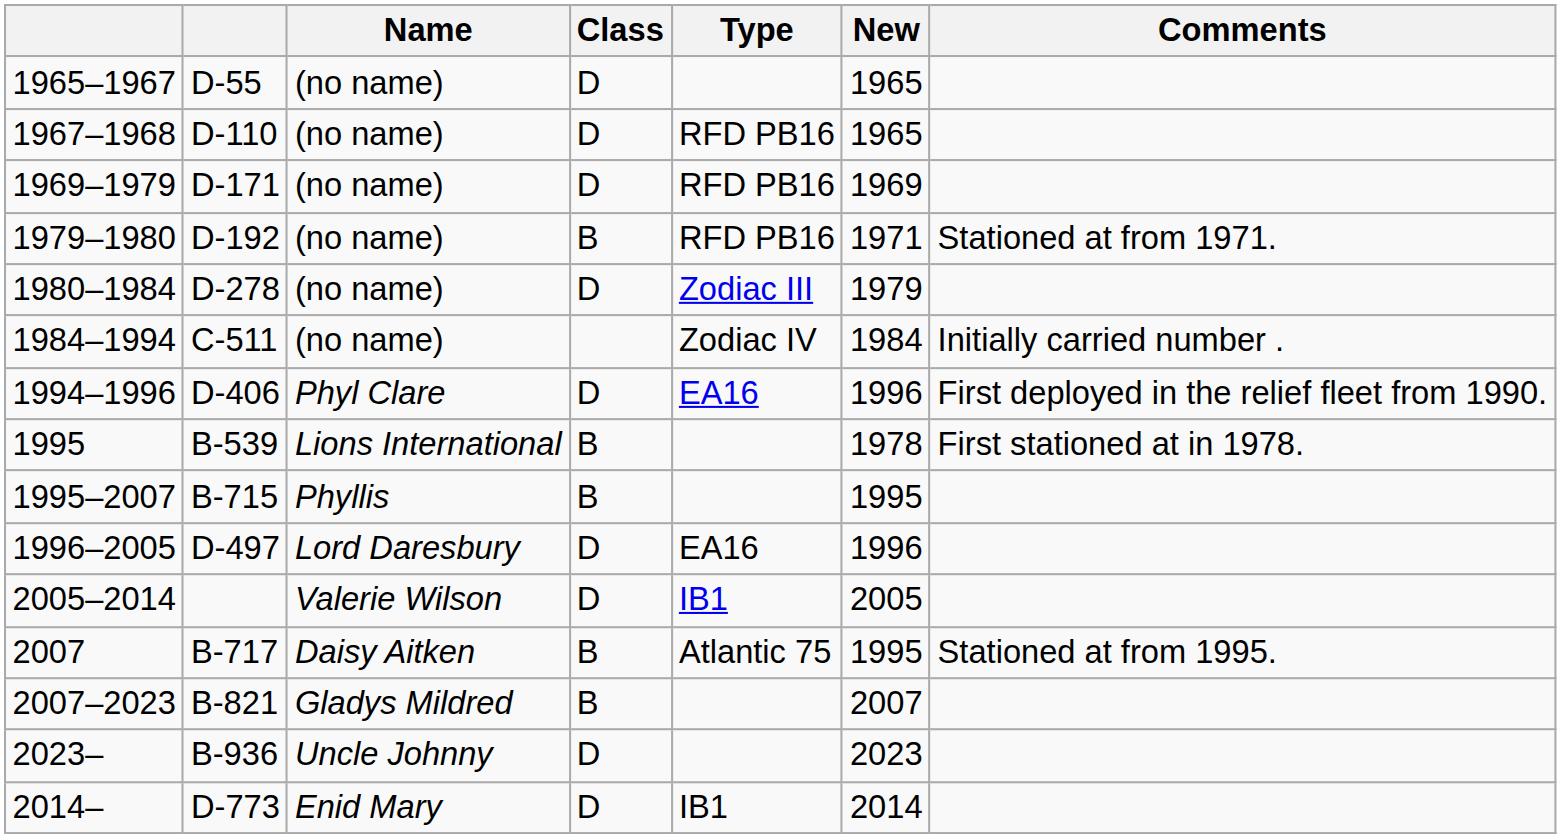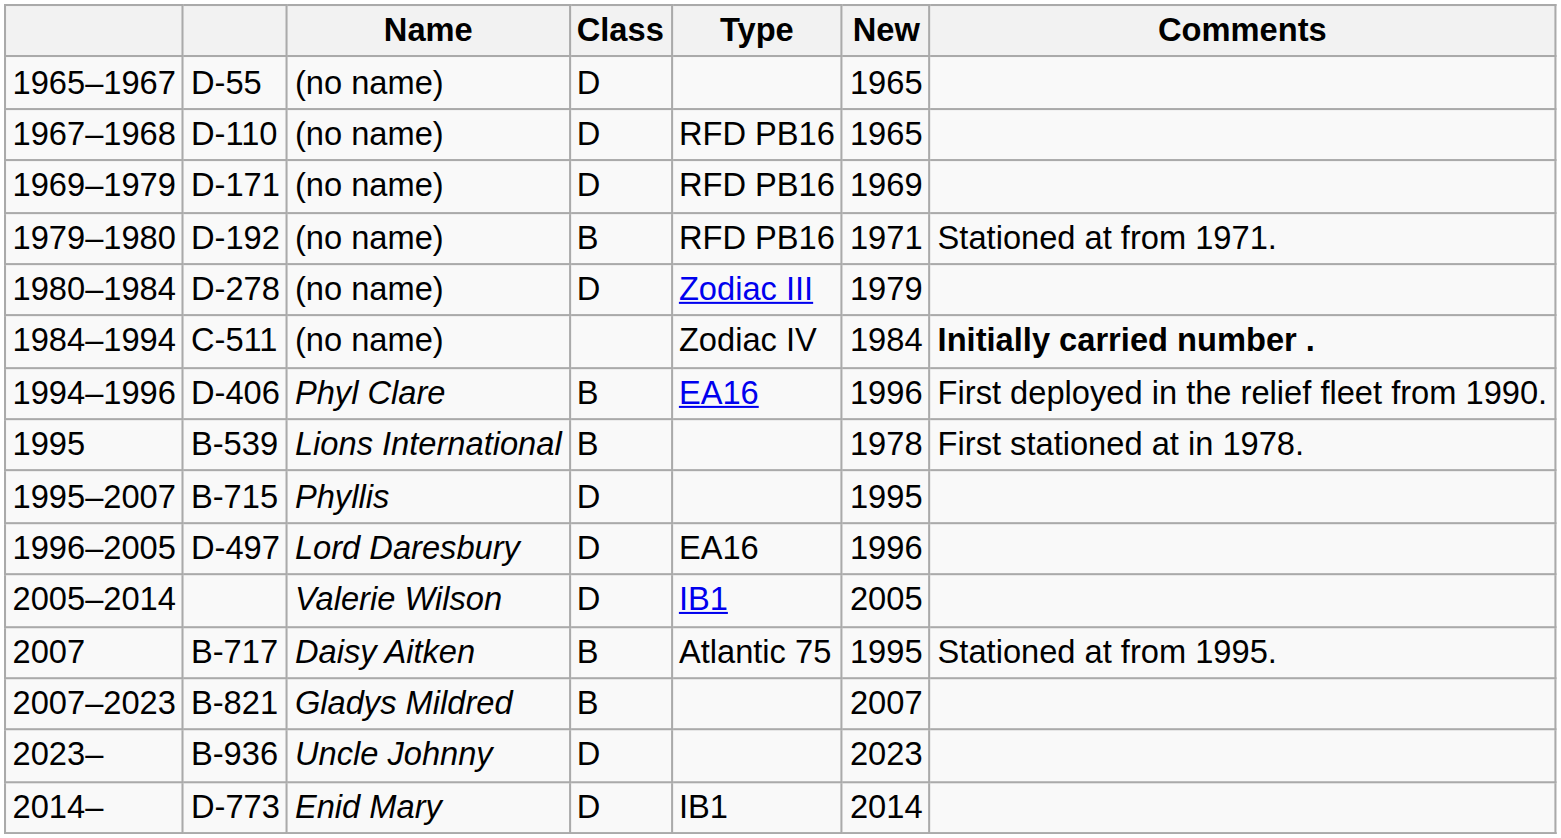(1111, 340) normal -> (1126, 340) bold
(589, 392) D -> (588, 392) B
(588, 496) B -> (589, 496) D
